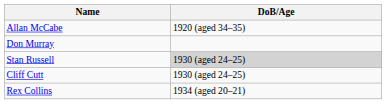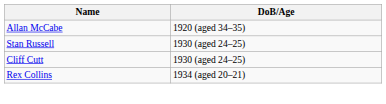- row: (30, 44)
(209, 59) lightgrey background -> (209, 44) no background
